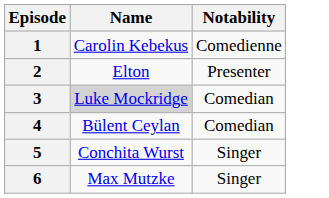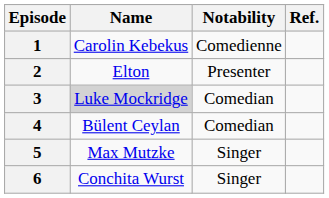+ column: (304, 17)
(131, 152) Conchita Wurst -> (131, 152) Max Mutzke
(131, 179) Max Mutzke -> (131, 179) Conchita Wurst
